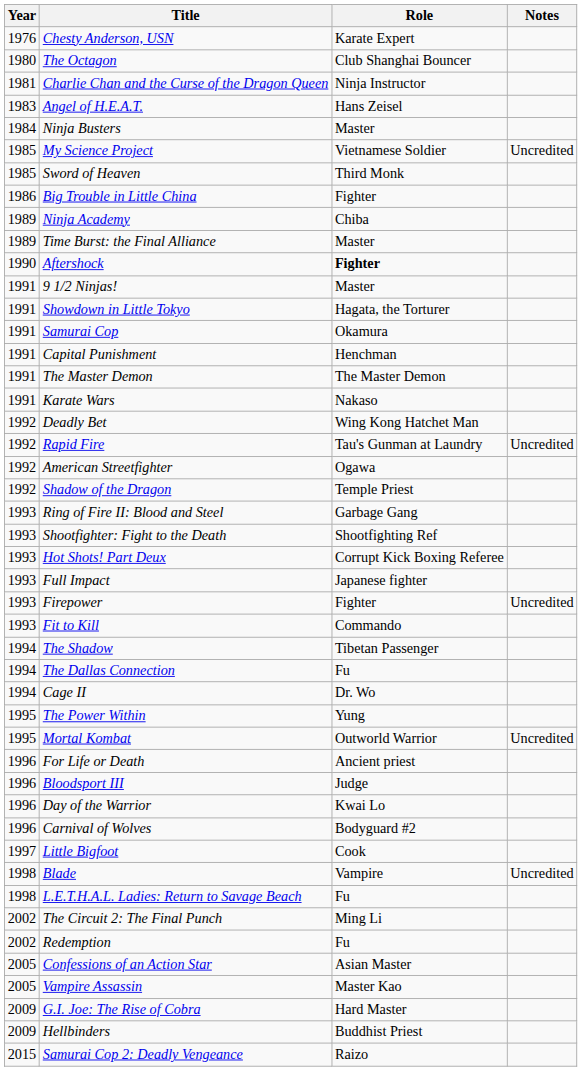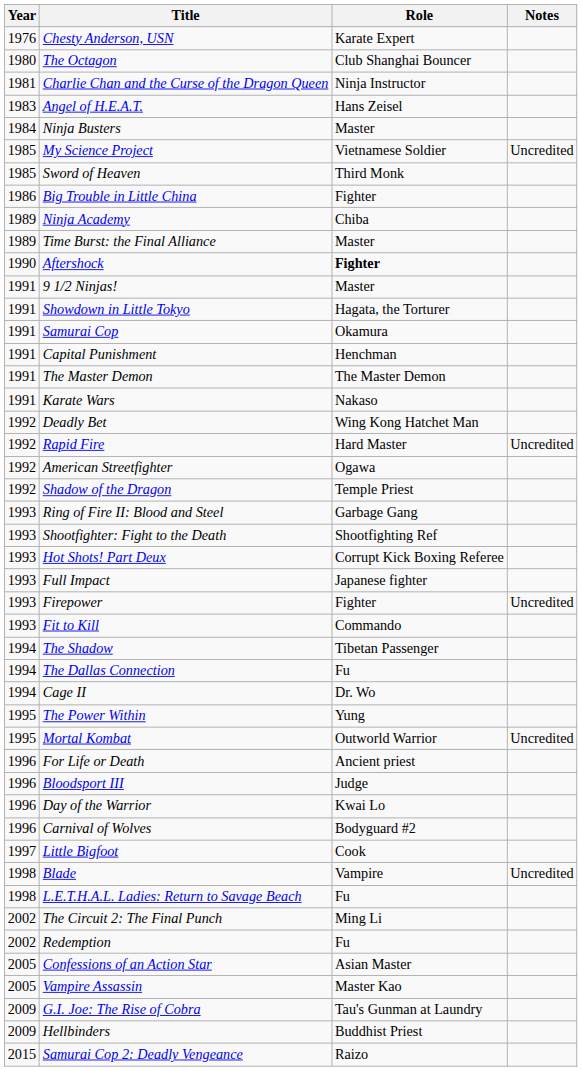(409, 444) Tau's Gunman at Laundry -> (371, 444) Hard Master
(371, 1009) Hard Master -> (409, 1009) Tau's Gunman at Laundry
